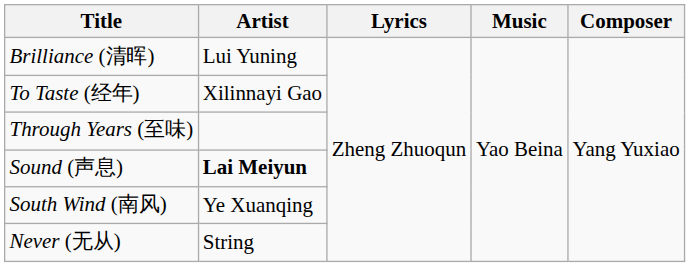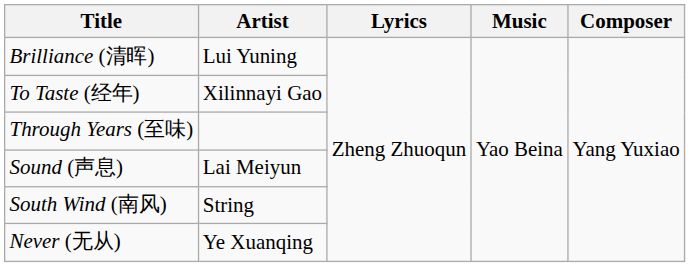(255, 167) bold -> (252, 167) normal
(258, 205) Ye Xuanqing -> (228, 205) String
(228, 242) String -> (258, 242) Ye Xuanqing
